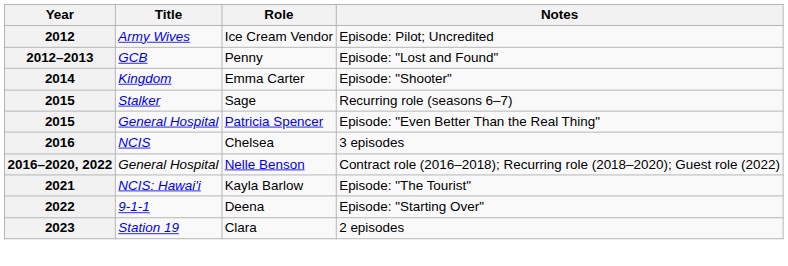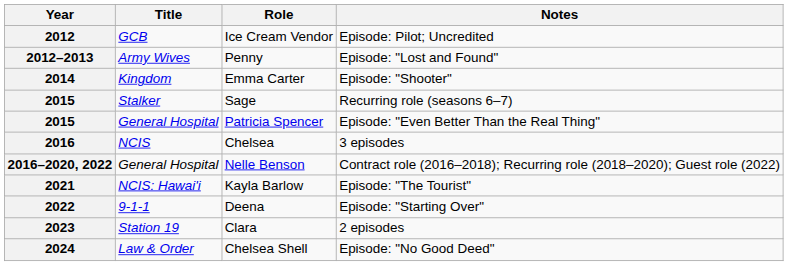(154, 36) Army Wives -> (133, 36) GCB
(133, 57) GCB -> (154, 57) Army Wives
+ row: (60, 249)
